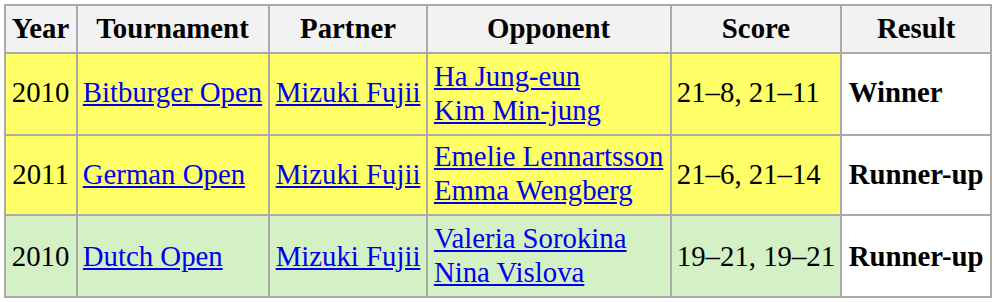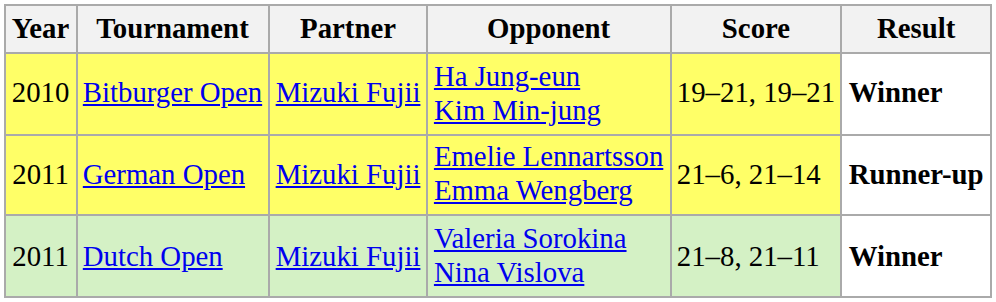(748, 93) 21–8, 21–11 -> (756, 93) 19–21, 19–21
(41, 256) 2010 -> (41, 256) 2011
(756, 256) 19–21, 19–21 -> (748, 256) 21–8, 21–11
(916, 256) Runner-up -> (896, 256) Winner
